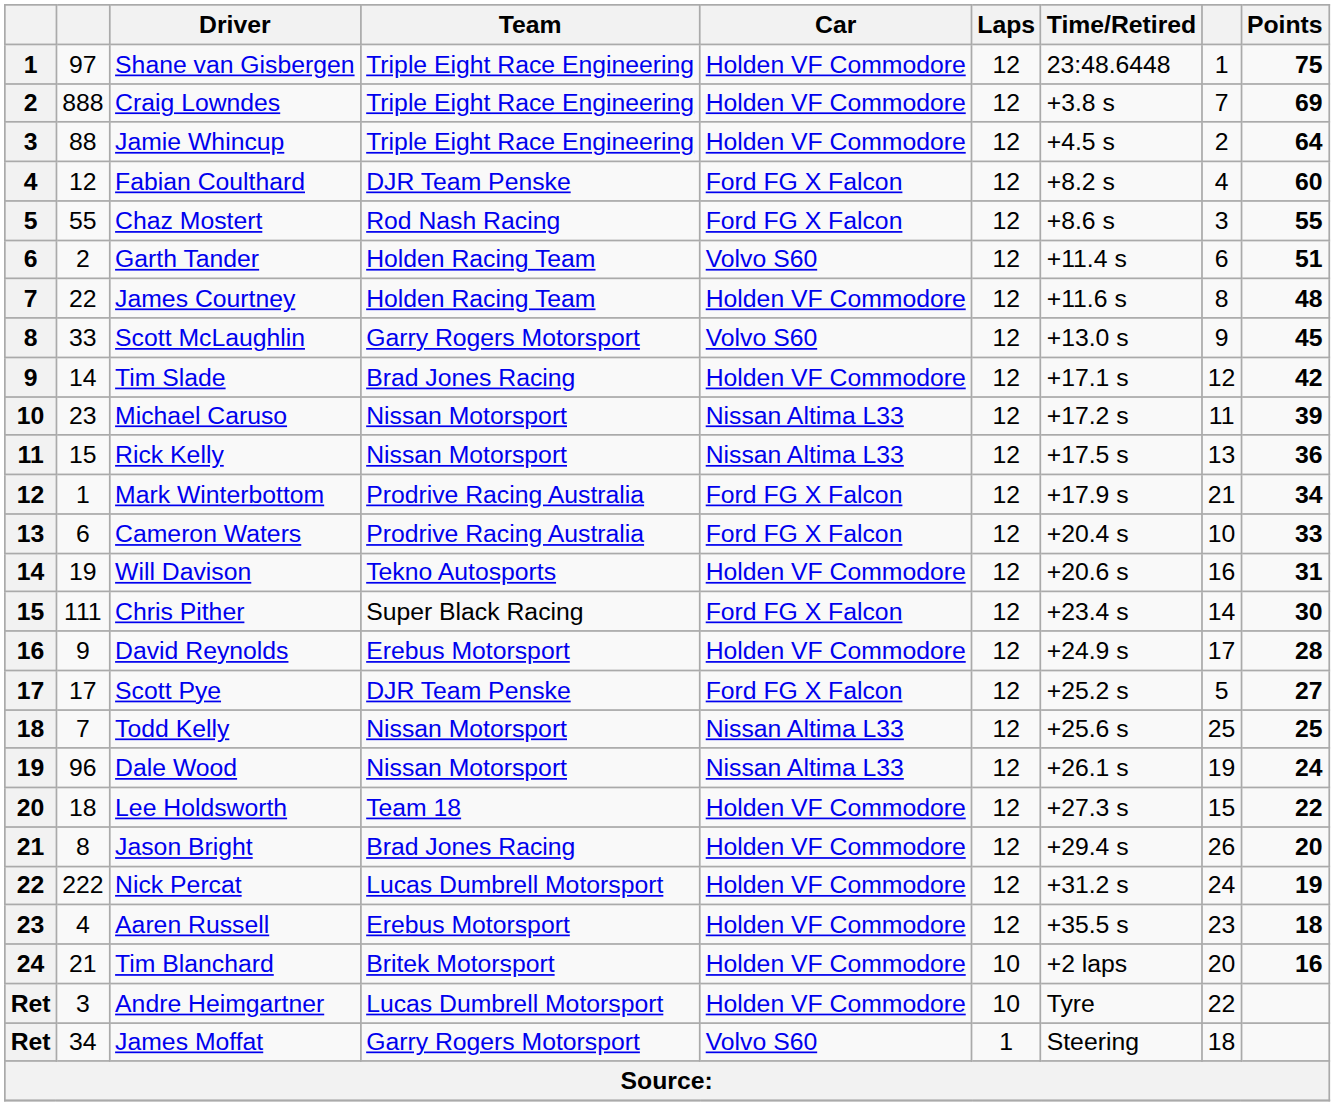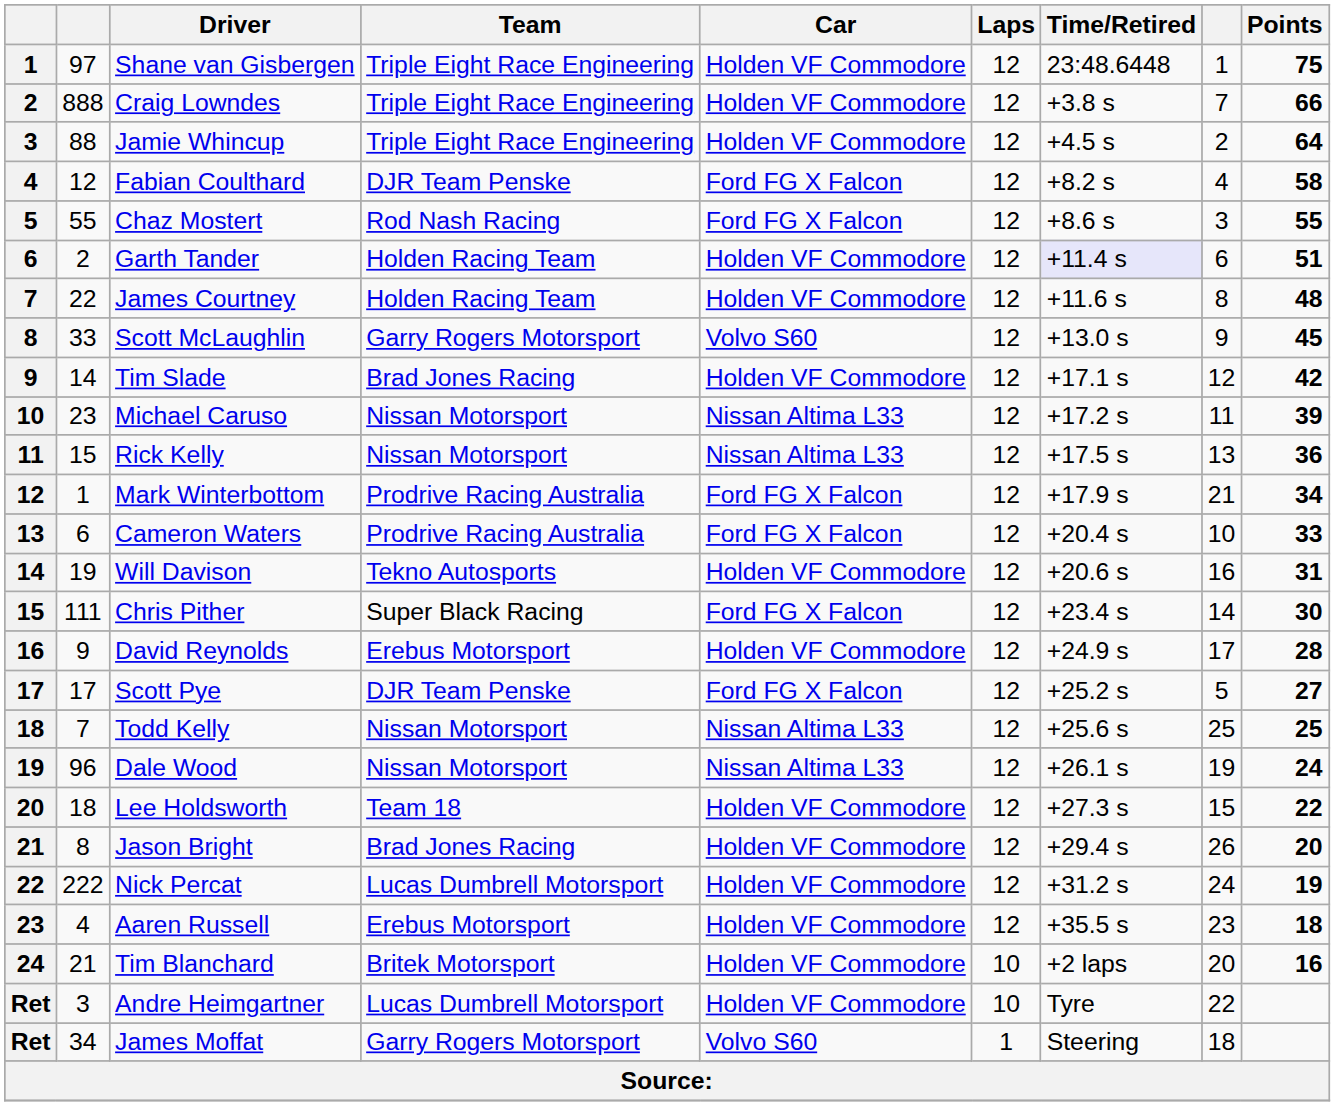(1309, 103) 69 -> (1309, 103) 66
(1309, 181) 60 -> (1309, 181) 58
(761, 260) Volvo S60 -> (836, 260) Holden VF Commodore
(1087, 260) no background -> (1087, 260) lavender background
